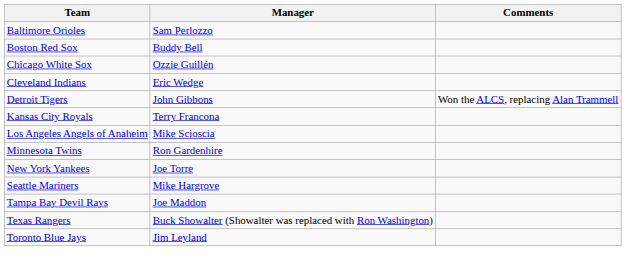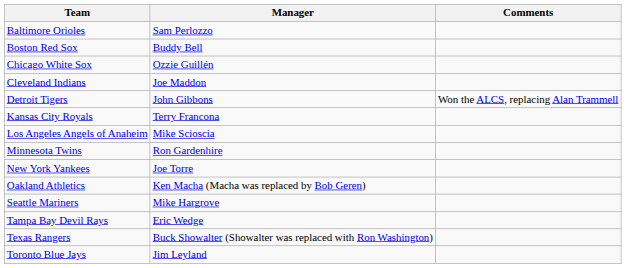(178, 82) Eric Wedge -> (179, 82) Joe Maddon
+ row: (46, 185)
(179, 202) Joe Maddon -> (178, 220) Eric Wedge
